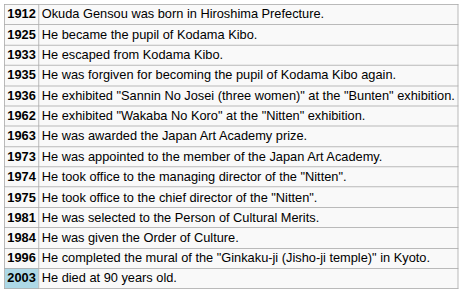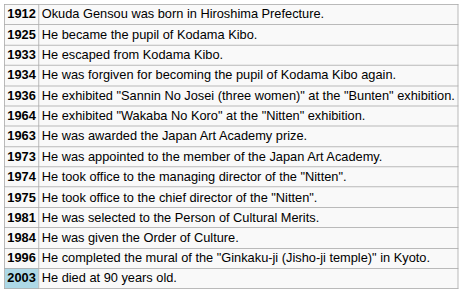(22, 75) 1935 -> (22, 75) 1934
(22, 116) 1962 -> (22, 116) 1964
